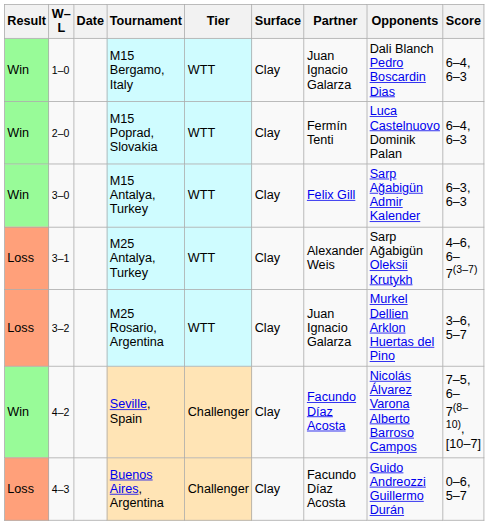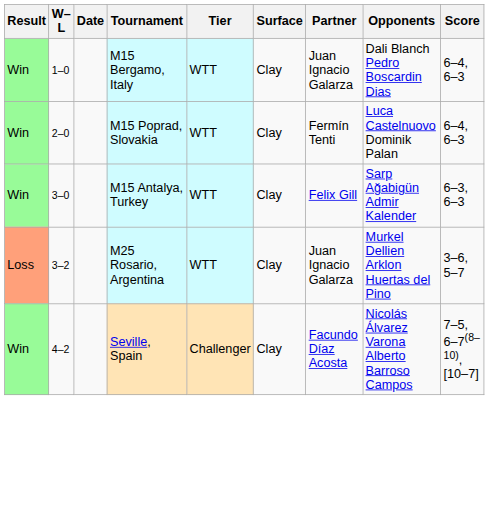- row: (133, 258)
- row: (137, 489)
